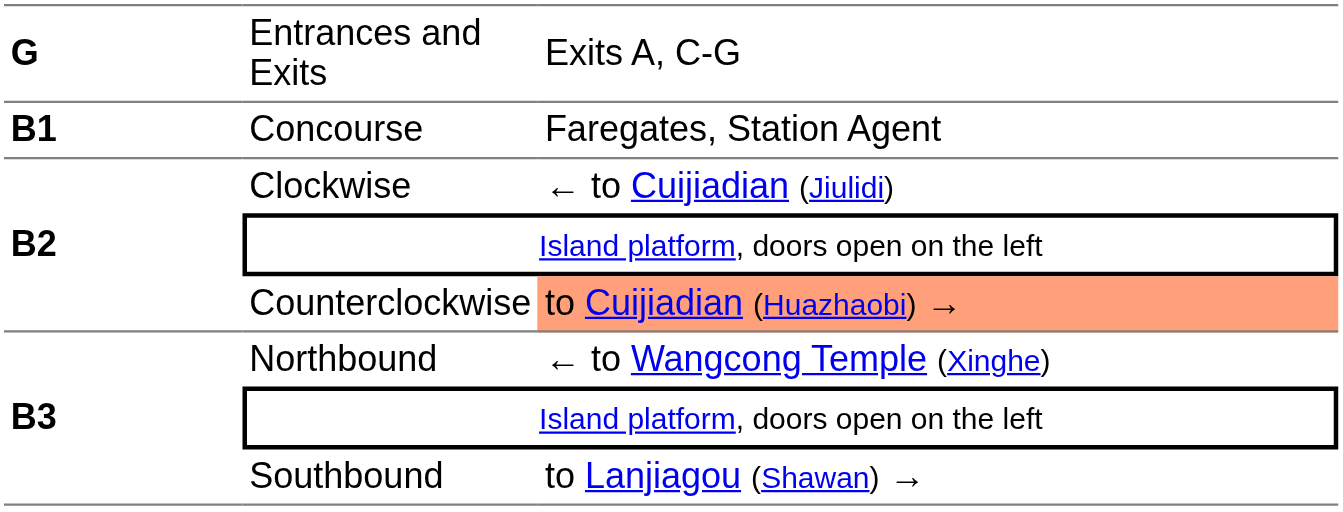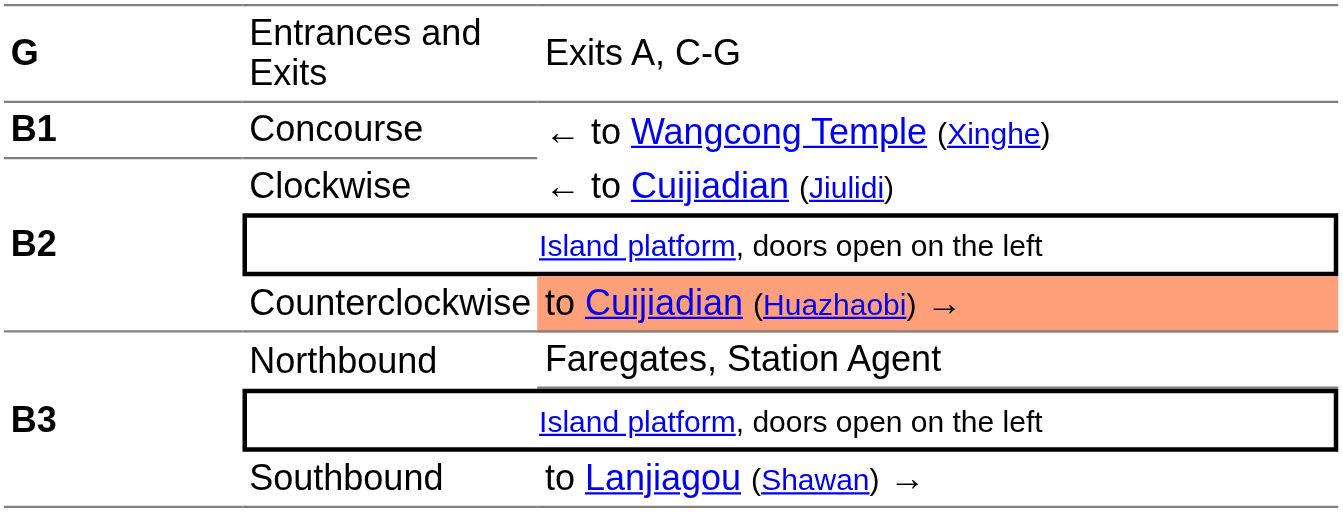(743, 129) Faregates, Station Agent -> (798, 130) ← to Wangcong Temple (Xinghe)
(798, 358) ← to Wangcong Temple (Xinghe) -> (743, 358) Faregates, Station Agent
